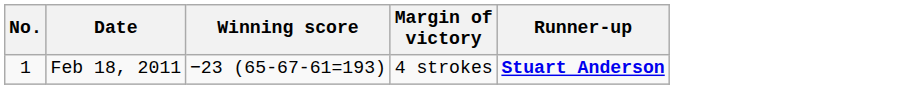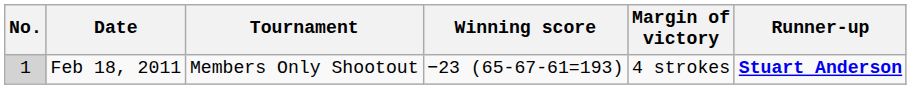+ column: (304, 30)
(25, 70) no background -> (25, 70) lightgrey background
